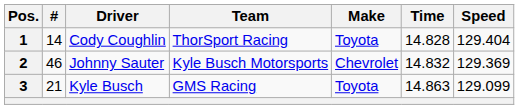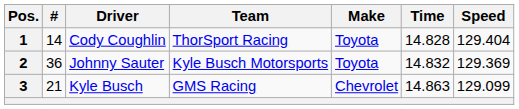(54, 63) 46 -> (54, 63) 36
(367, 63) Chevrolet -> (357, 63) Toyota
(357, 86) Toyota -> (367, 86) Chevrolet
